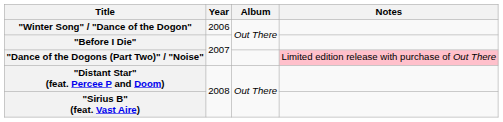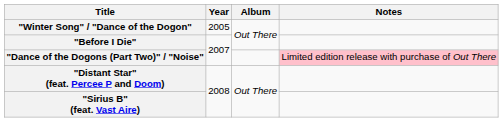(219, 27) 2006 -> (219, 27) 2005
